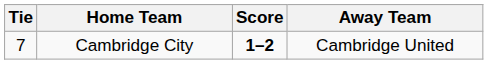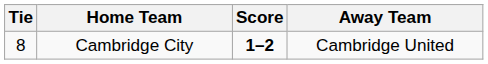(21, 45) 7 -> (21, 45) 8
